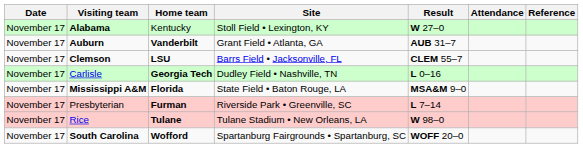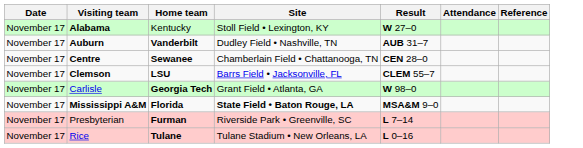(270, 43) Grant Field • Atlanta, GA -> (277, 43) Dudley Field • Nashville, TN
+ row: (85, 58)
(277, 74) Dudley Field • Nashville, TN -> (270, 89) Grant Field • Atlanta, GA
(426, 74) L 0–16 -> (400, 89) W 98–0
(281, 89) normal -> (285, 105) bold
(427, 120) W 98–0 -> (398, 135) L 0–16
- row: (104, 135)
